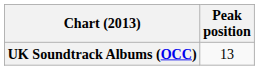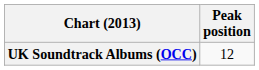(227, 53) 13 -> (227, 53) 12
